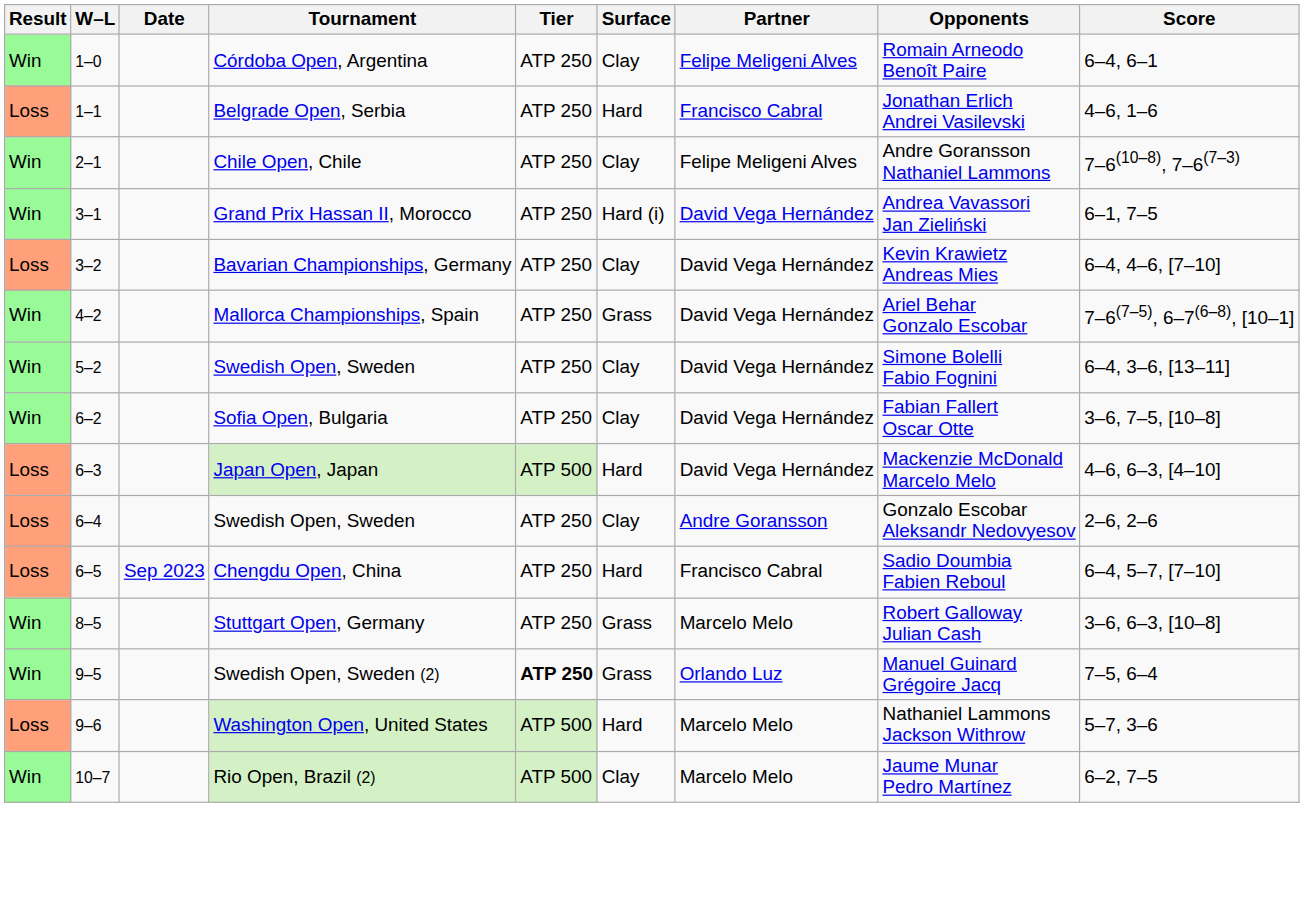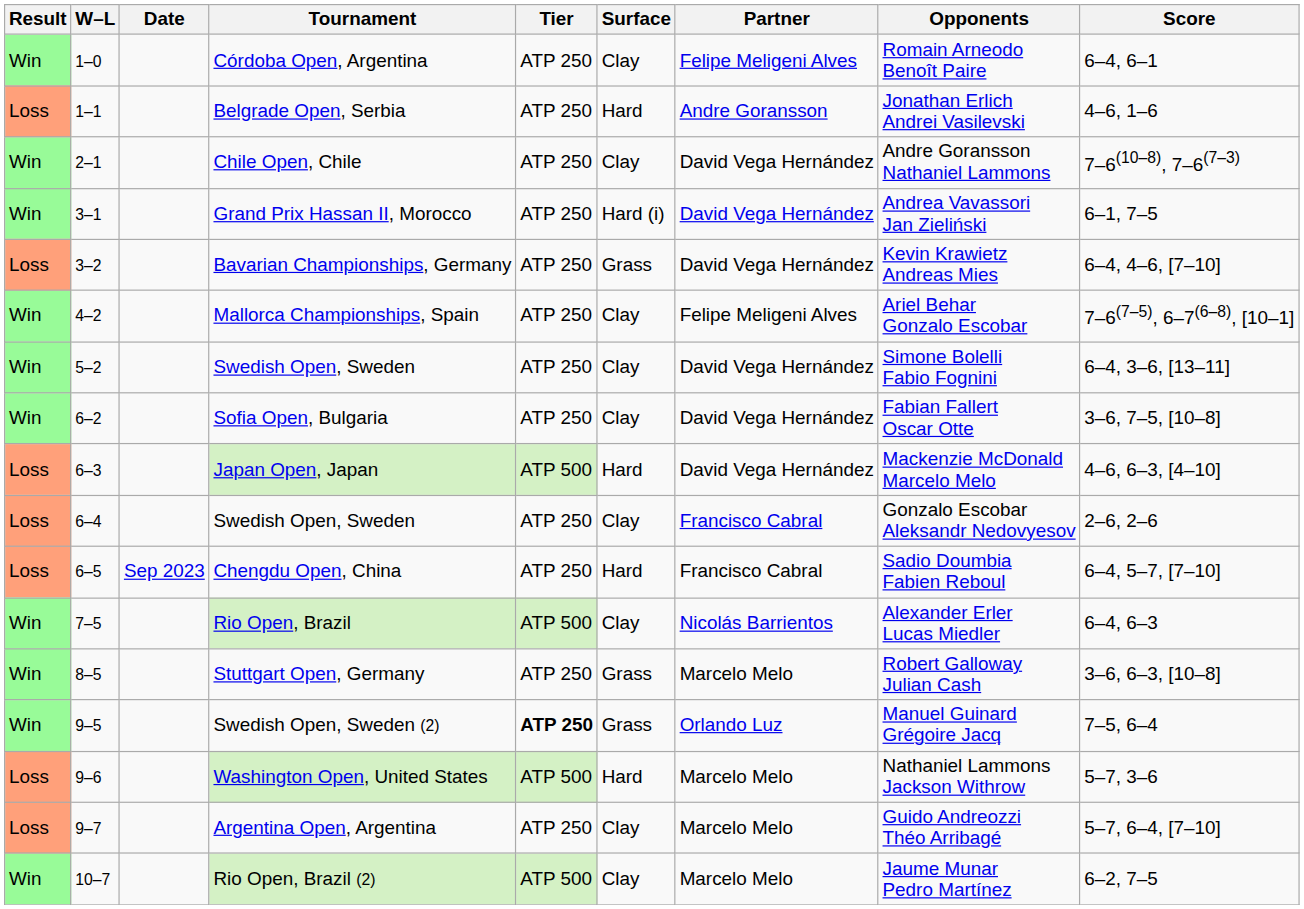(751, 111) Francisco Cabral -> (754, 111) Andre Goransson
(768, 162) Felipe Meligeni Alves -> (777, 162) David Vega Hernández
(621, 264) Clay -> (627, 264) Grass
(627, 315) Grass -> (621, 315) Clay
(777, 315) David Vega Hernández -> (768, 315) Felipe Meligeni Alves
(754, 520) Andre Goransson -> (751, 520) Francisco Cabral
+ row: (88, 624)
+ row: (88, 828)
